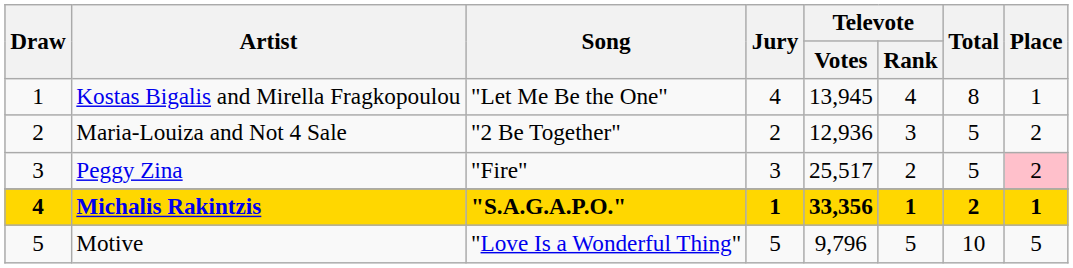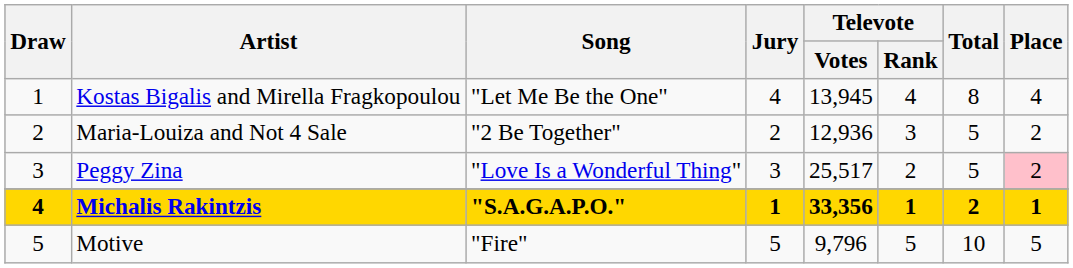(1036, 96) 1 -> (1036, 96) 4
(499, 170) "Fire" -> (606, 170) "Love Is a Wonderful Thing"
(606, 243) "Love Is a Wonderful Thing" -> (499, 243) "Fire"
